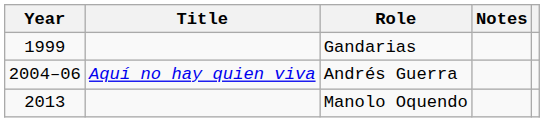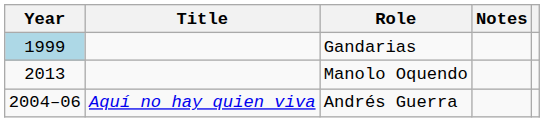(45, 47) no background -> (45, 47) lightblue background
rows swapped: (391, 75) <-> (396, 103)
